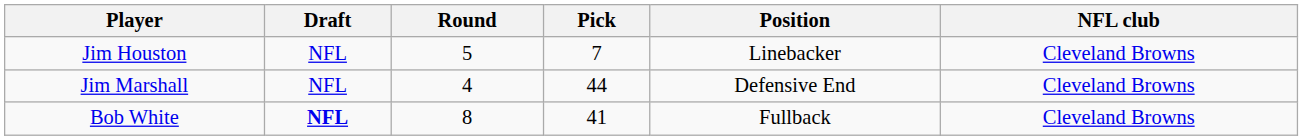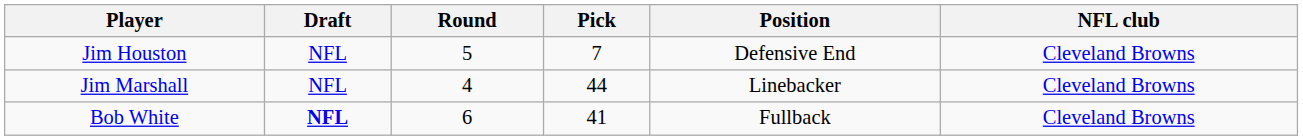(795, 53) Linebacker -> (795, 53) Defensive End
(795, 85) Defensive End -> (795, 85) Linebacker
(467, 118) 8 -> (467, 118) 6
